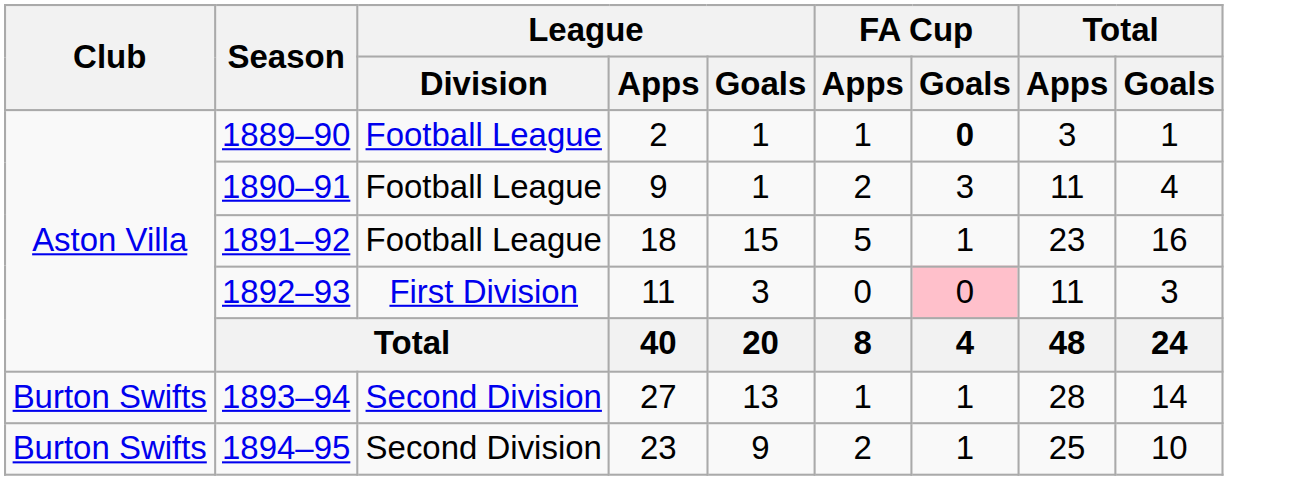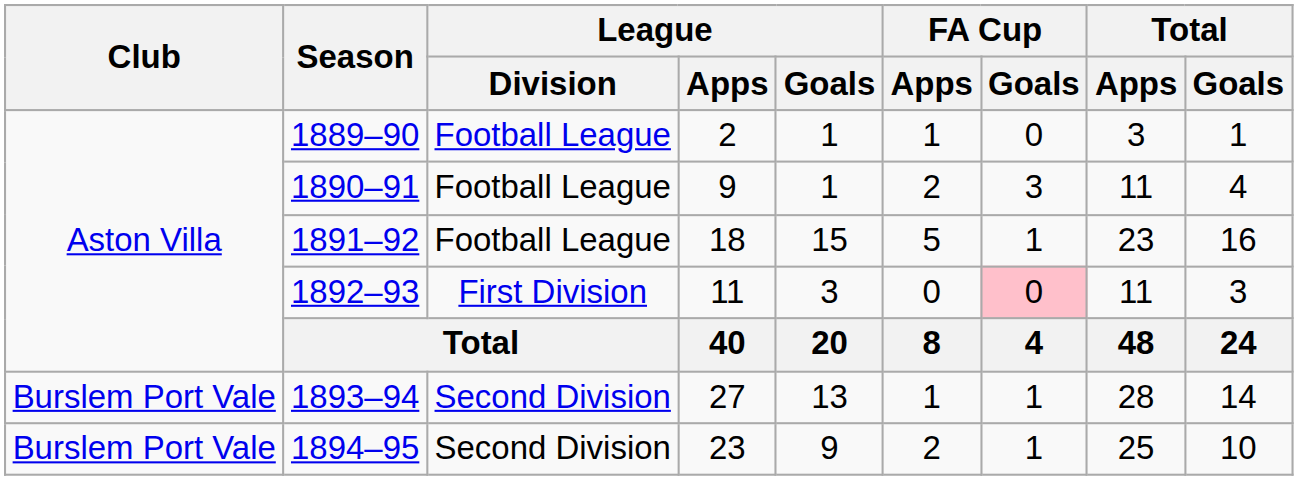(965, 135) bold -> (1034, 135) normal
(110, 396) Burton Swifts -> (144, 396) Burslem Port Vale
(110, 448) Burton Swifts -> (144, 448) Burslem Port Vale
